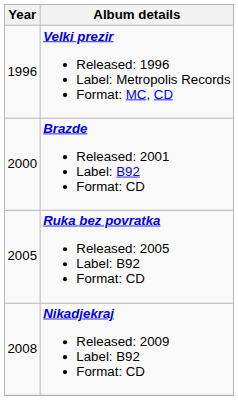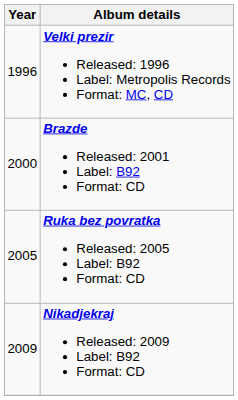(22, 349) 2008 -> (22, 349) 2009
